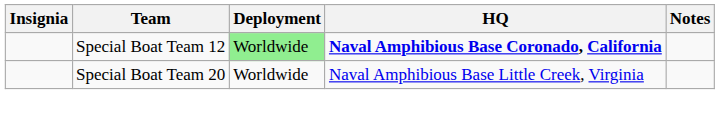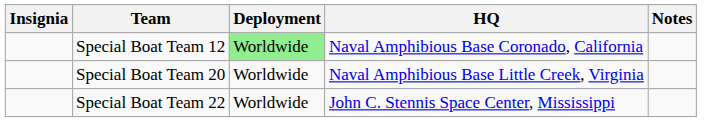(495, 46) bold -> (486, 46) normal
+ row: (151, 102)
